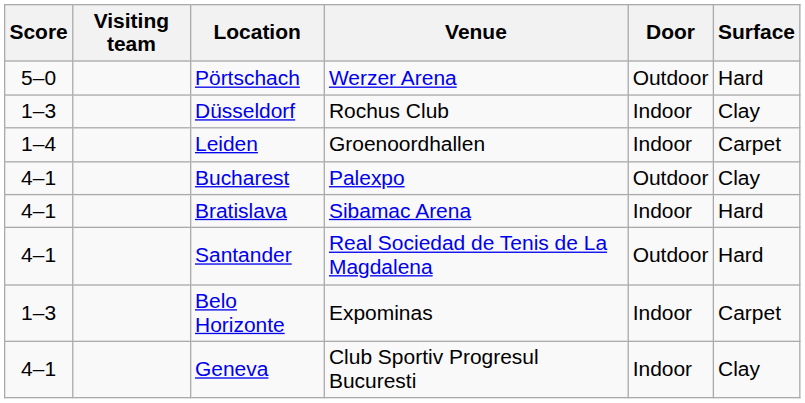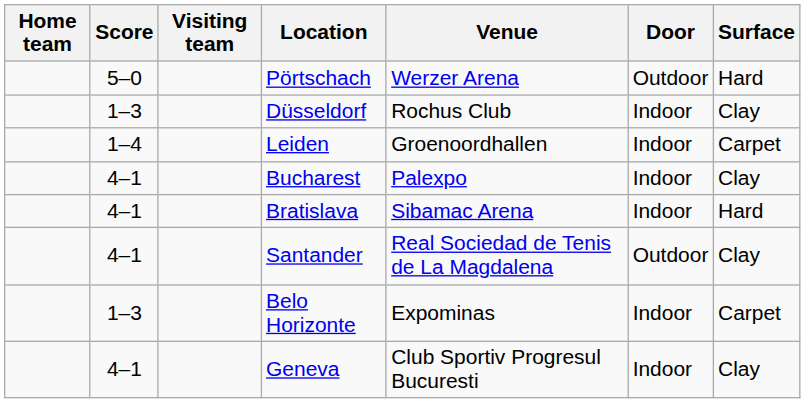+ column: (48, 32)
(671, 177) Outdoor -> (662, 177) Indoor
(741, 255) Hard -> (739, 255) Clay
